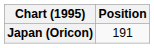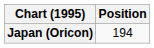(123, 33) 191 -> (123, 33) 194
